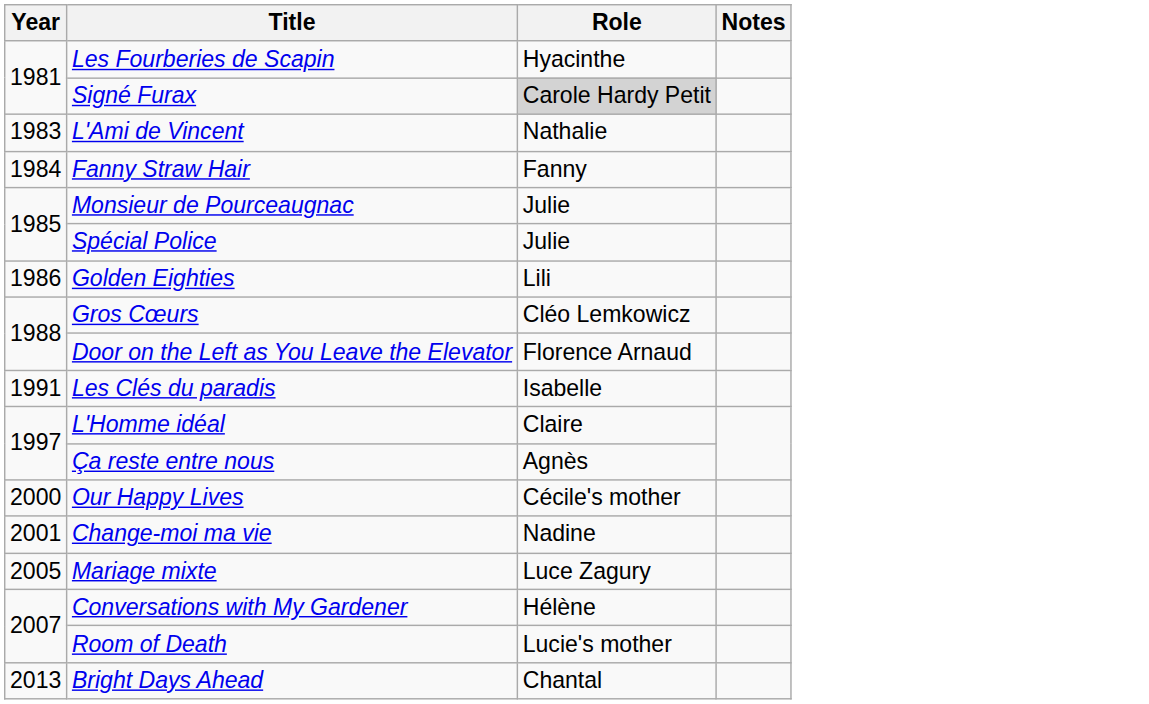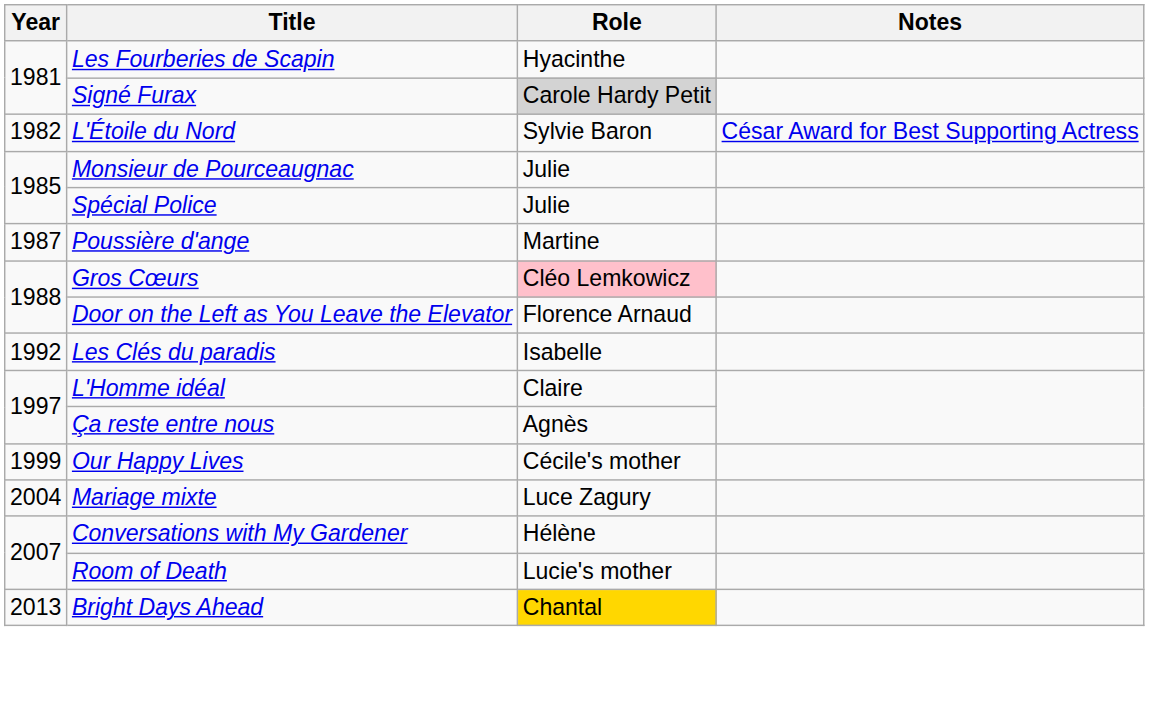+ row: (154, 132)
- row: (158, 132)
- row: (161, 168)
- row: (153, 278)
+ row: (161, 242)
(607, 315) no background -> (607, 278) pink background
(36, 388) 1991 -> (36, 351) 1992
(36, 497) 2000 -> (36, 461) 1999
- row: (172, 534)
(36, 570) 2005 -> (36, 497) 2004
(562, 680) no background -> (562, 607) gold background
